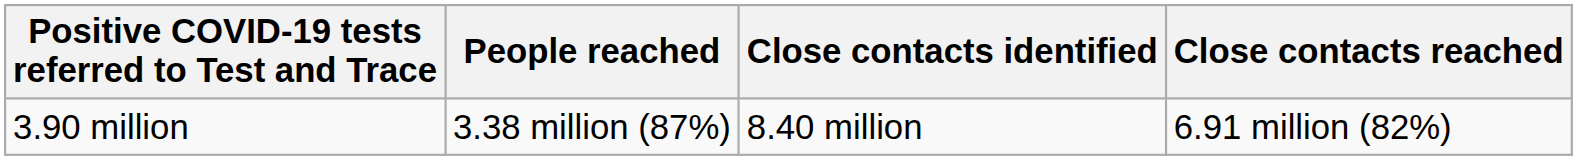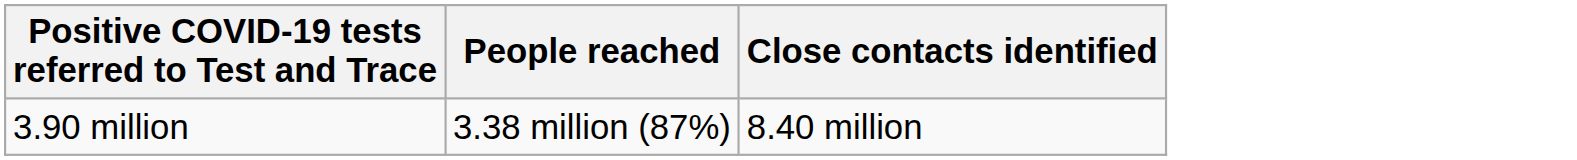- column: (1369, 51)
